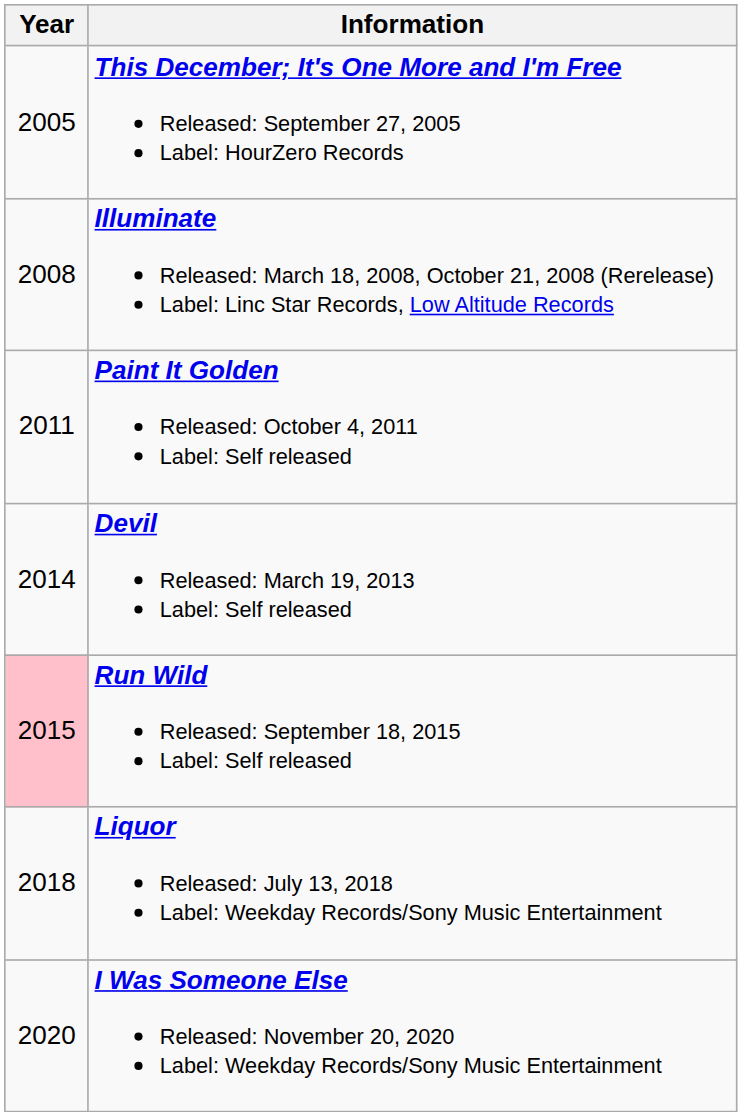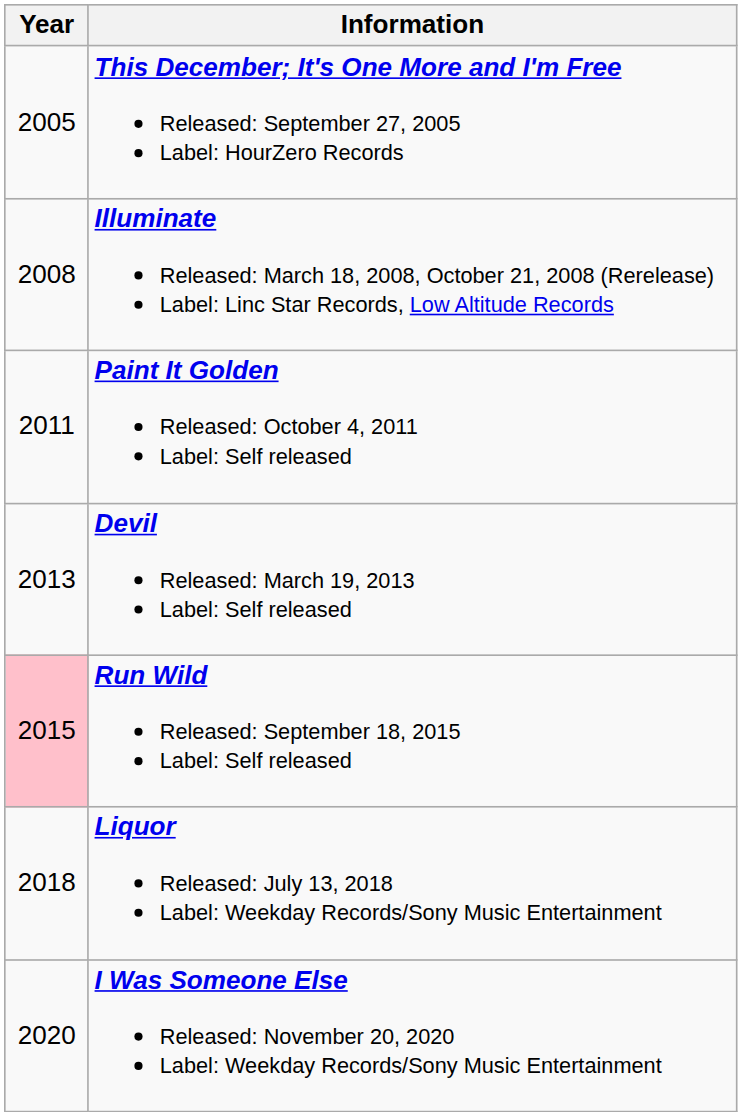(47, 578) 2014 -> (47, 578) 2013
